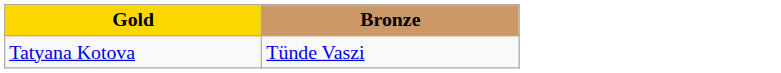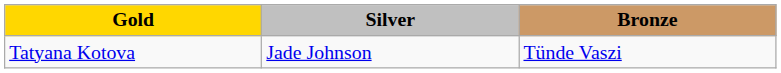+ column: (390, 20)
